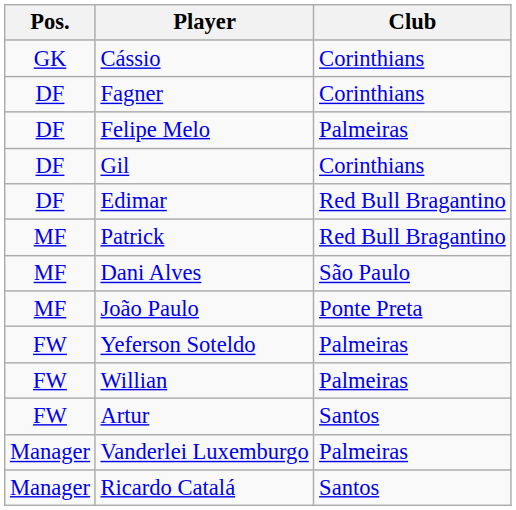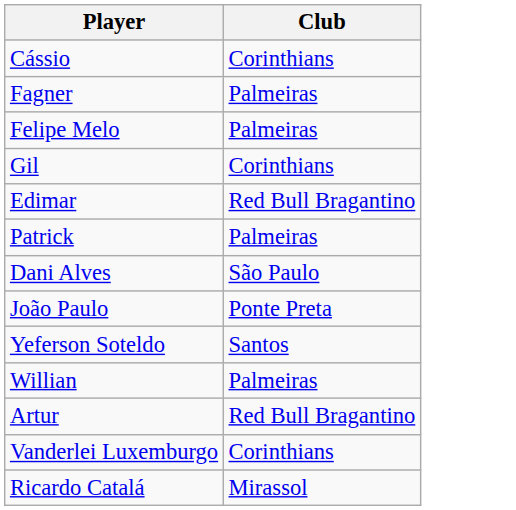- column: (50, 22)
(372, 93) Corinthians -> (273, 93) Palmeiras
(412, 237) Red Bull Bragantino -> (273, 237) Palmeiras
(364, 344) Palmeiras -> (259, 344) Santos
(349, 415) Santos -> (322, 415) Red Bull Bragantino
(364, 451) Palmeiras -> (281, 451) Corinthians
(349, 487) Santos -> (268, 487) Mirassol
